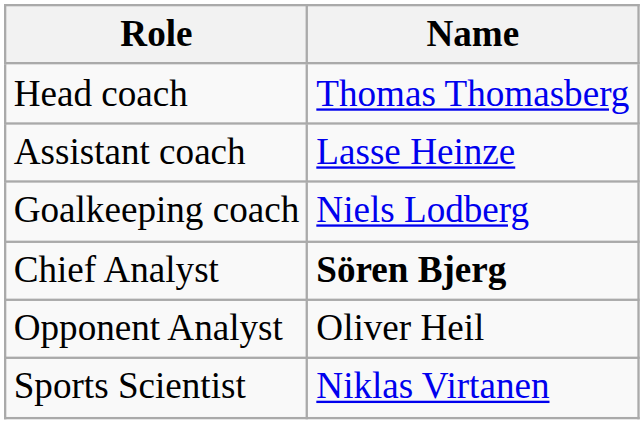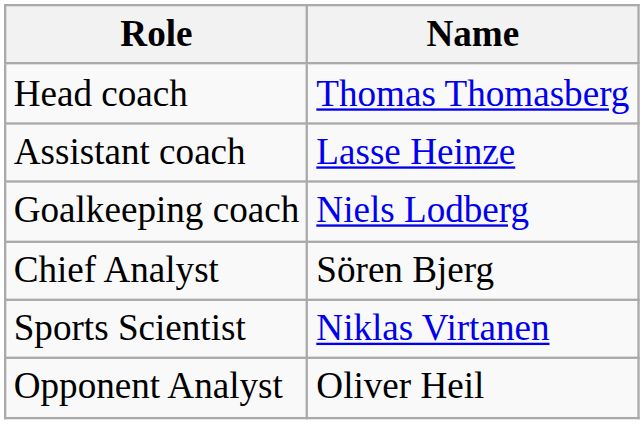(411, 269) bold -> (405, 269) normal
rows swapped: (148, 328) <-> (130, 387)
